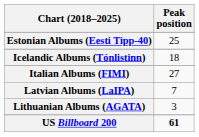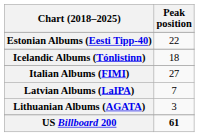(174, 40) 25 -> (174, 40) 22
